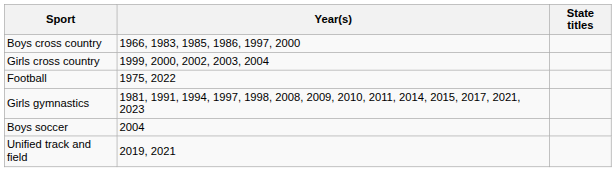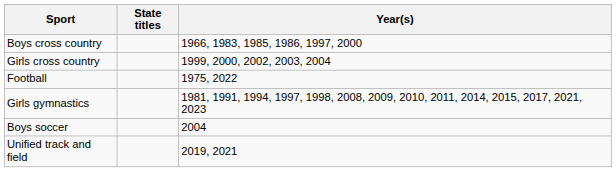columns swapped: (580, 19) <-> (333, 19)
